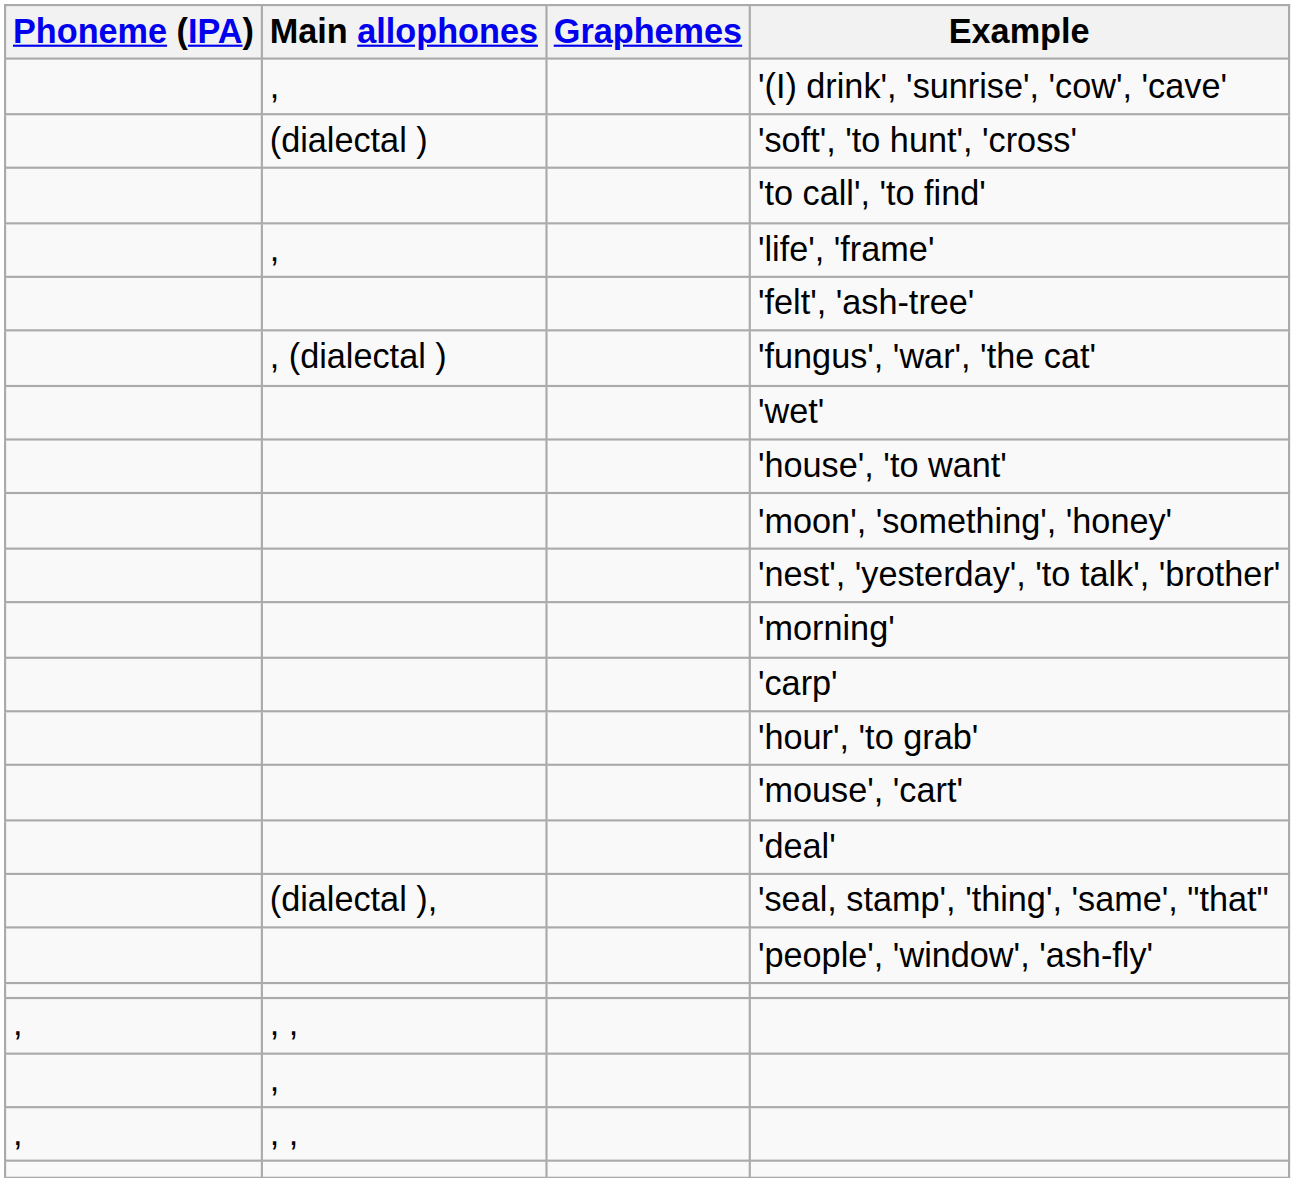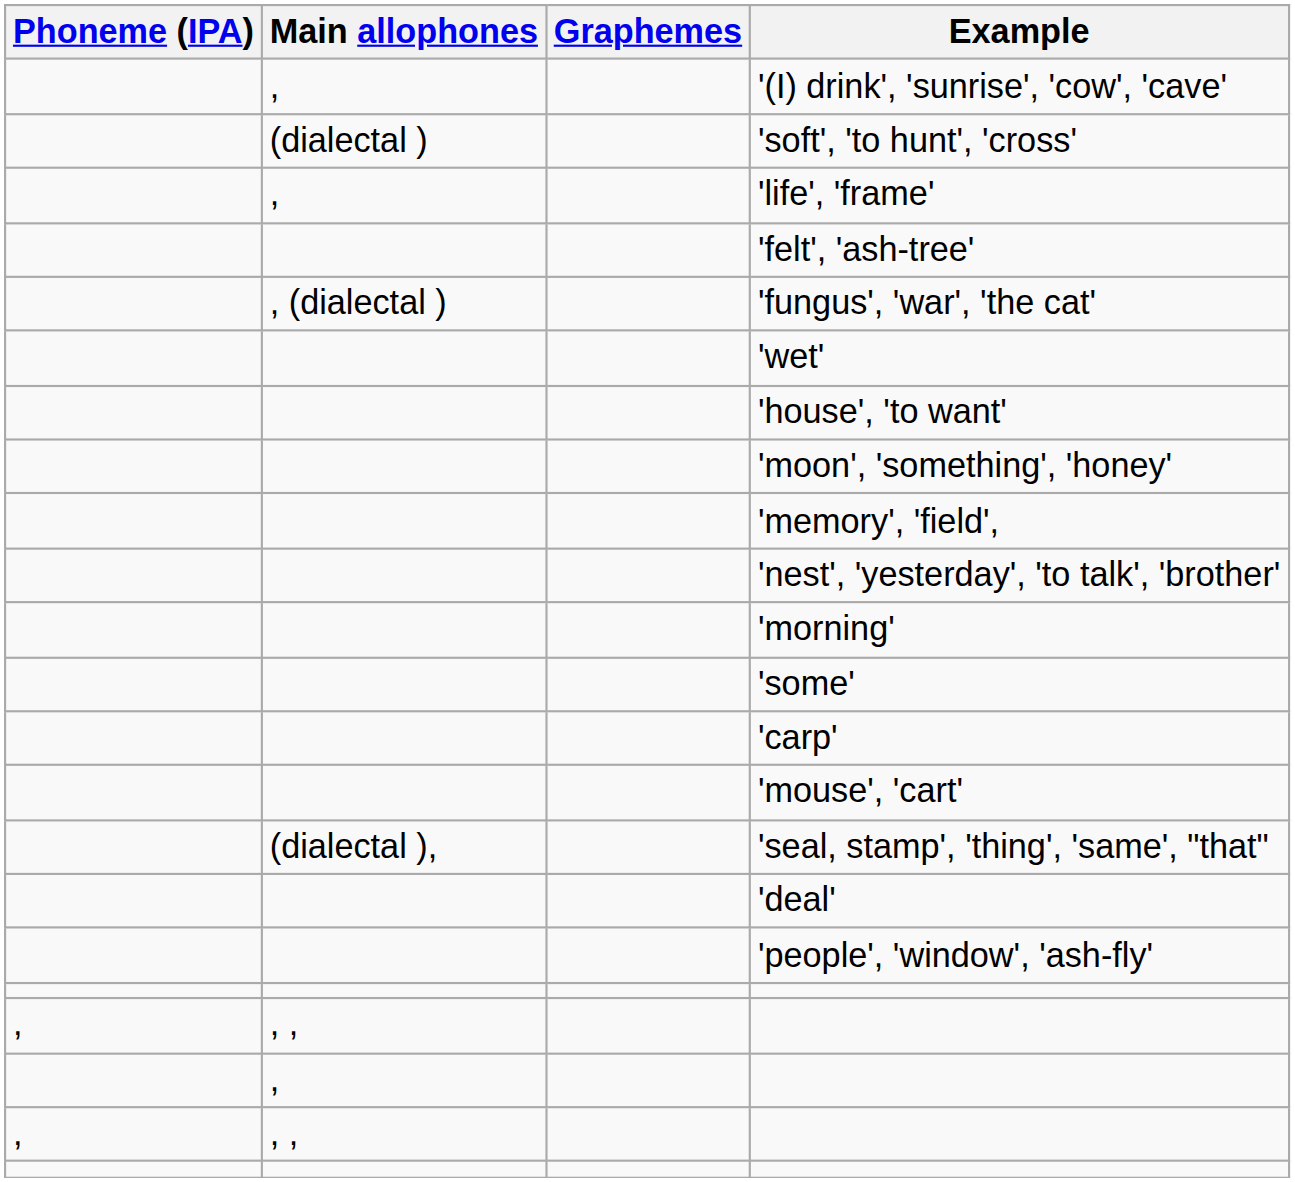- row: (404, 195)
+ row: (404, 521)
+ row: (404, 684)
- row: (404, 738)
rows swapped: (353, 900) <-> (404, 847)
